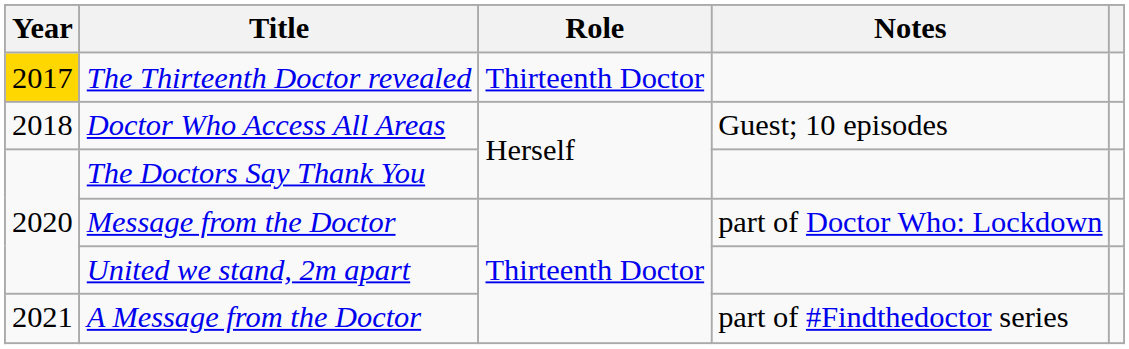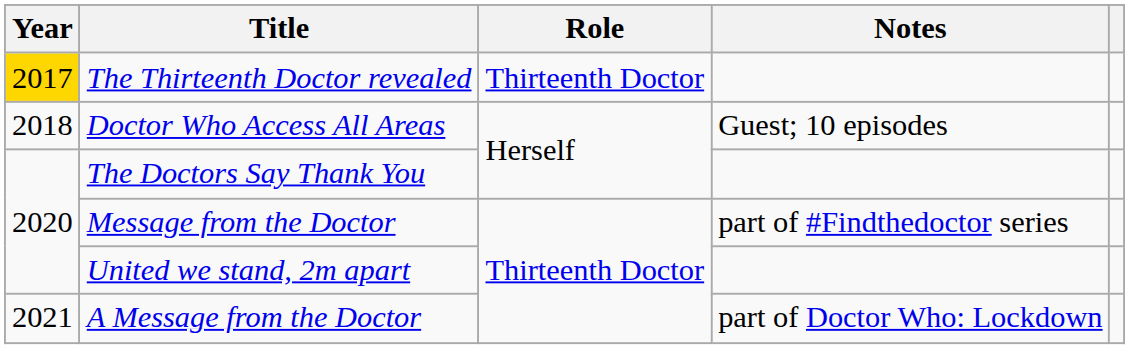(910, 221) part of Doctor Who: Lockdown -> (893, 221) part of #Findthedoctor series
(893, 317) part of #Findthedoctor series -> (910, 317) part of Doctor Who: Lockdown
